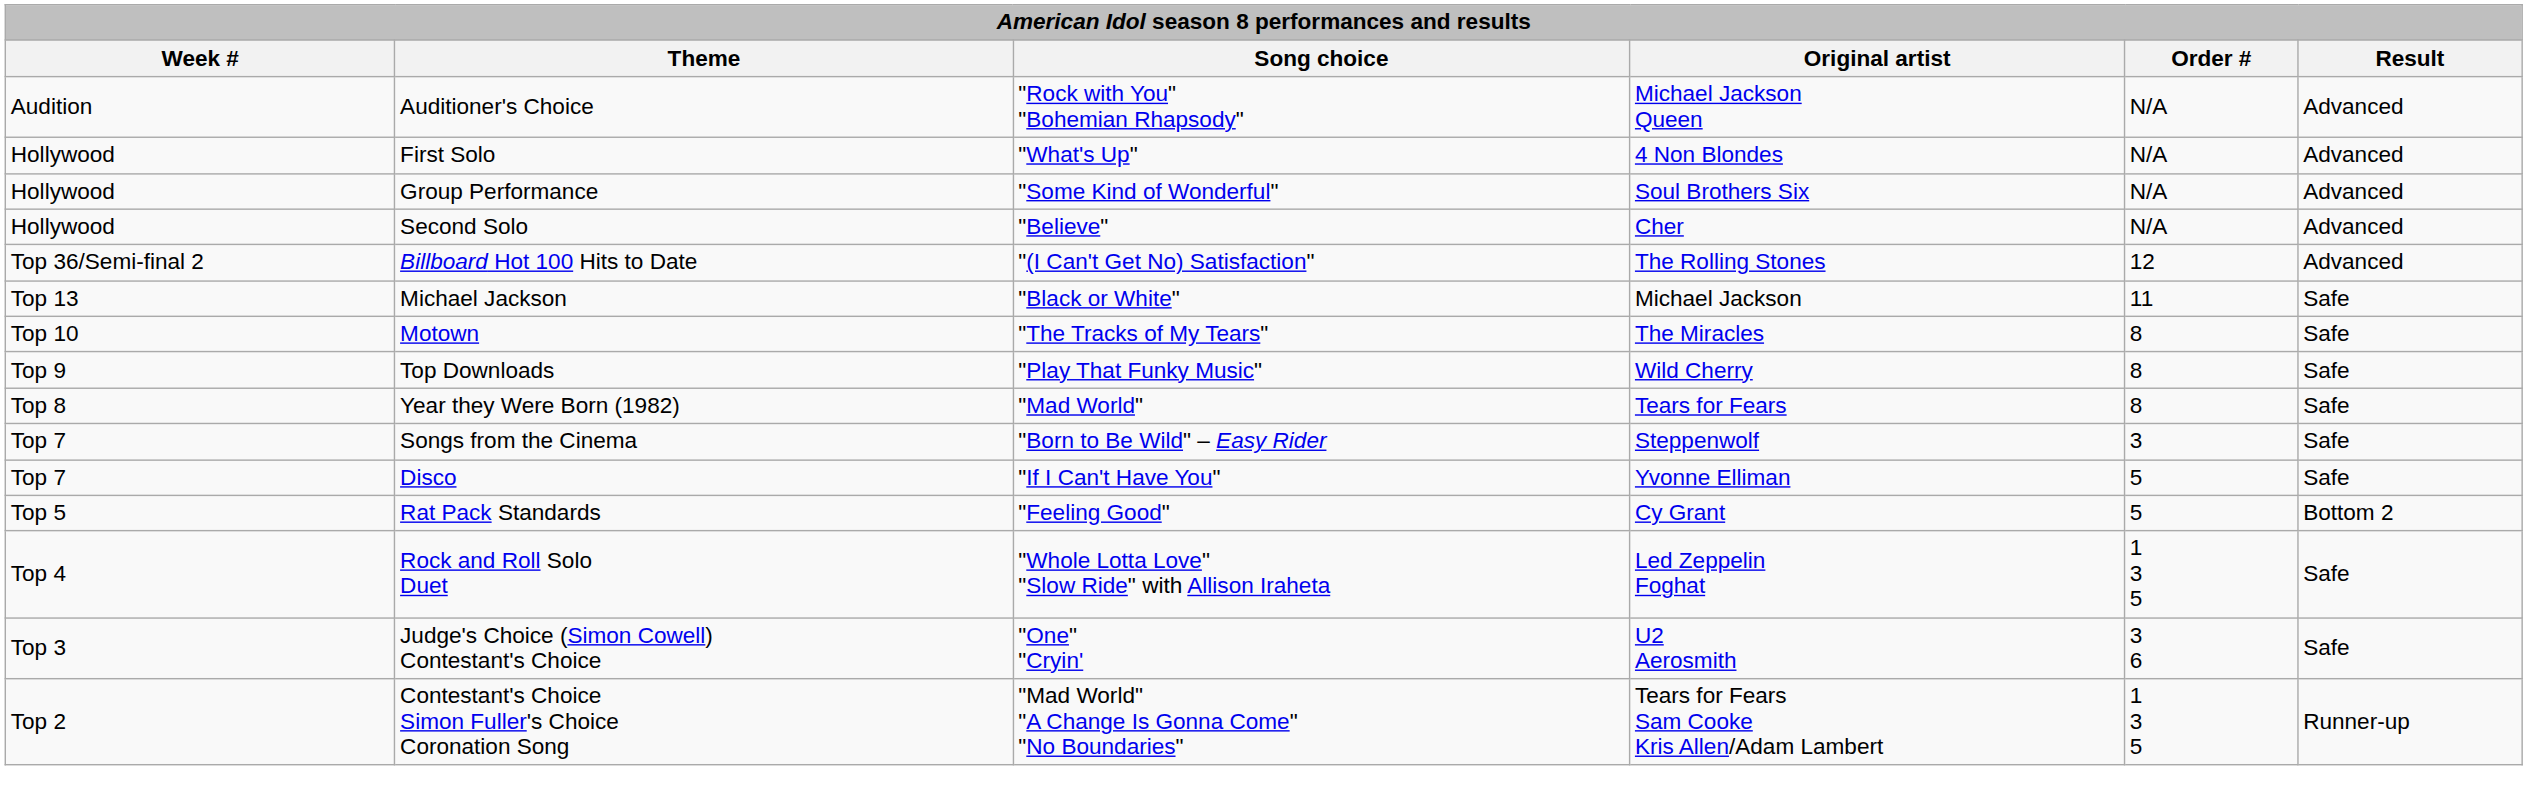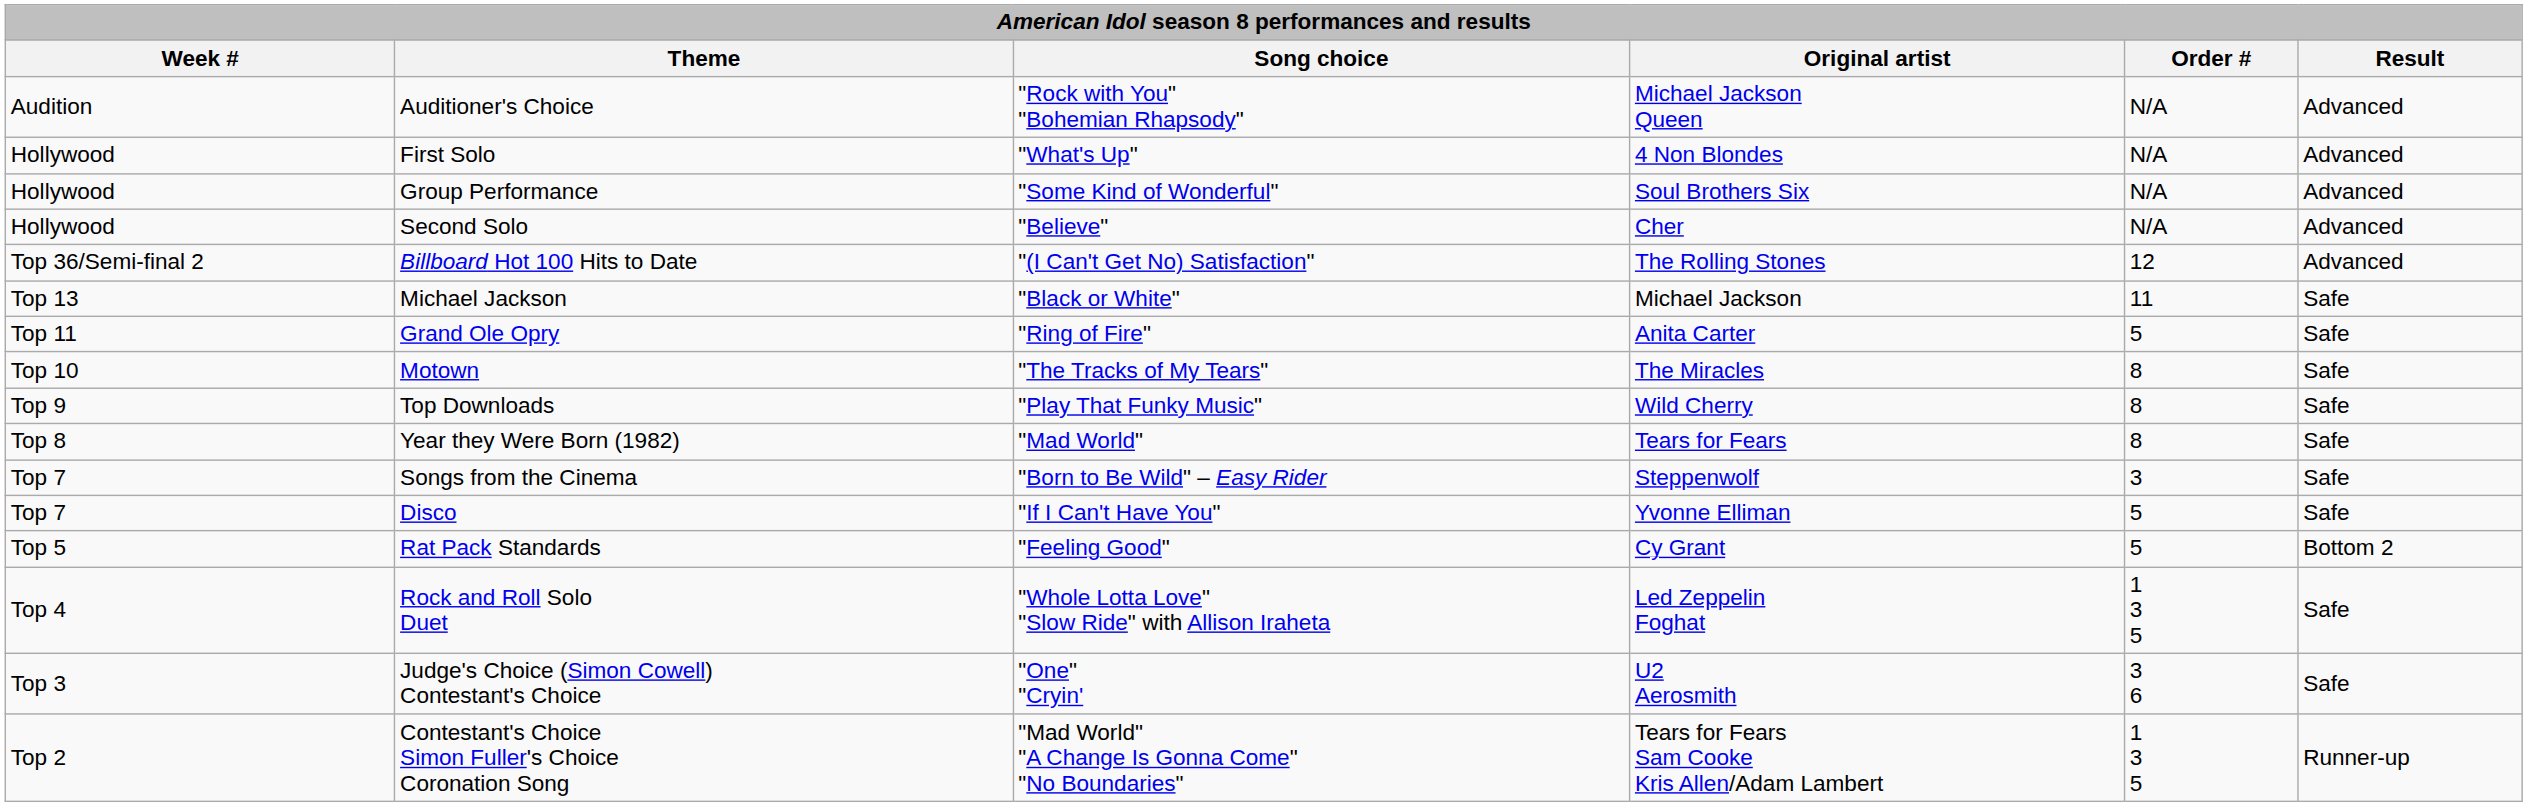+ row: (480, 333)
